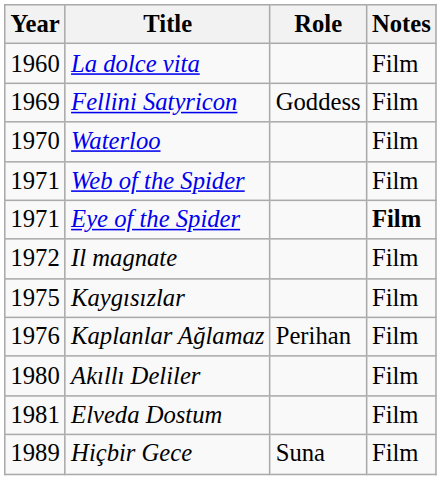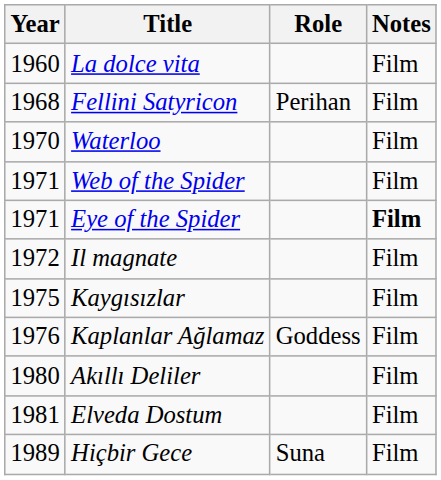(35, 102) 1969 -> (35, 102) 1968
(318, 102) Goddess -> (313, 102) Perihan
(313, 336) Perihan -> (318, 336) Goddess
